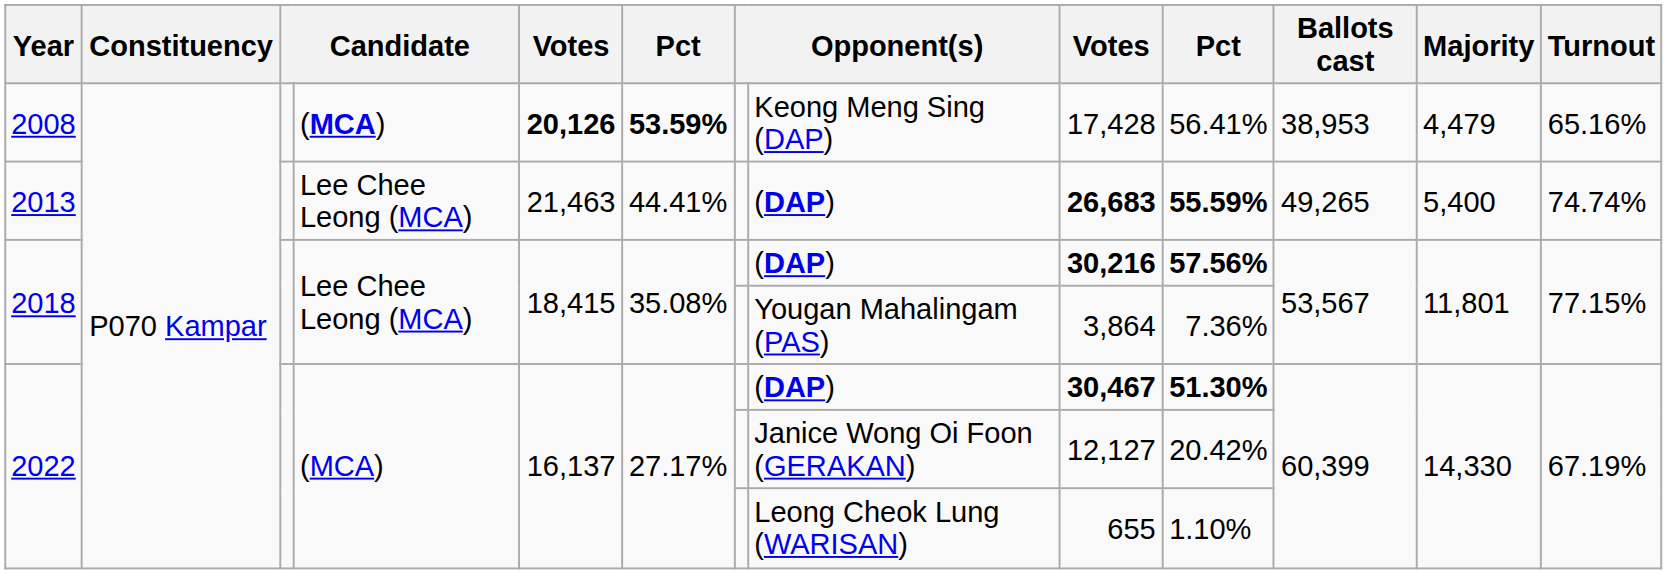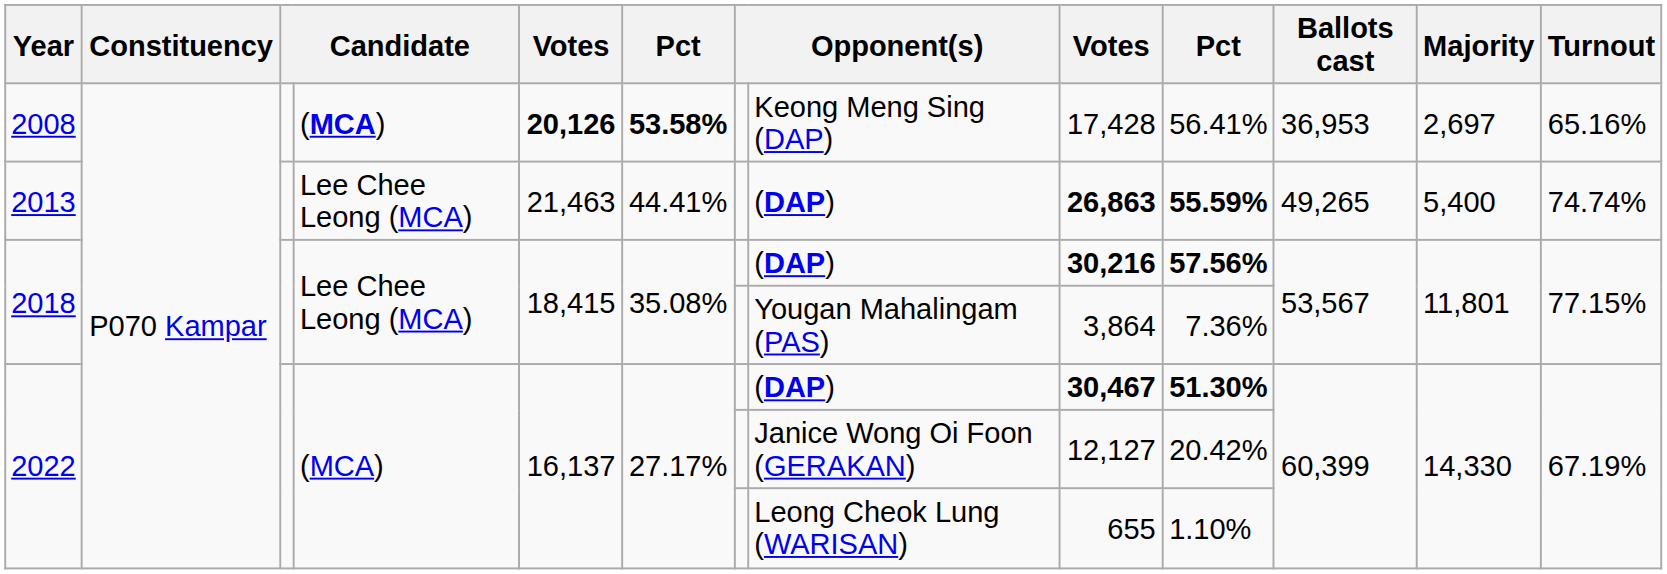(678, 123) 53.59% -> (678, 123) 53.58%
(1325, 123) 38,953 -> (1325, 123) 36,953
(1459, 123) 4,479 -> (1459, 123) 2,697
(1111, 201) 26,683 -> (1111, 201) 26,863
